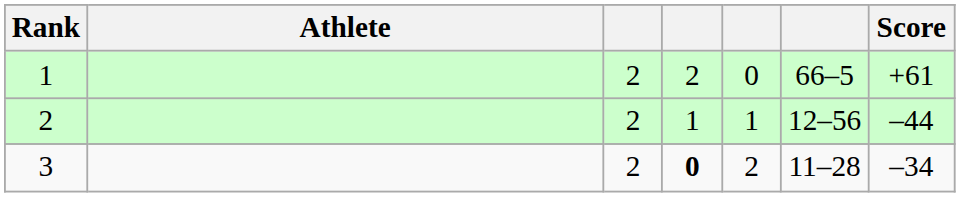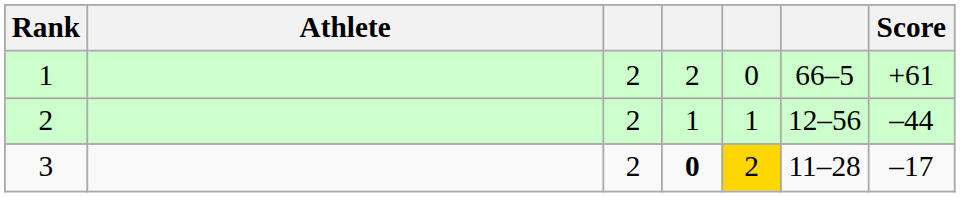(752, 167) no background -> (752, 167) gold background
(911, 167) –34 -> (911, 167) –17
